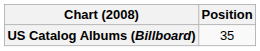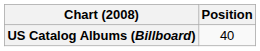(227, 35) 35 -> (227, 35) 40
